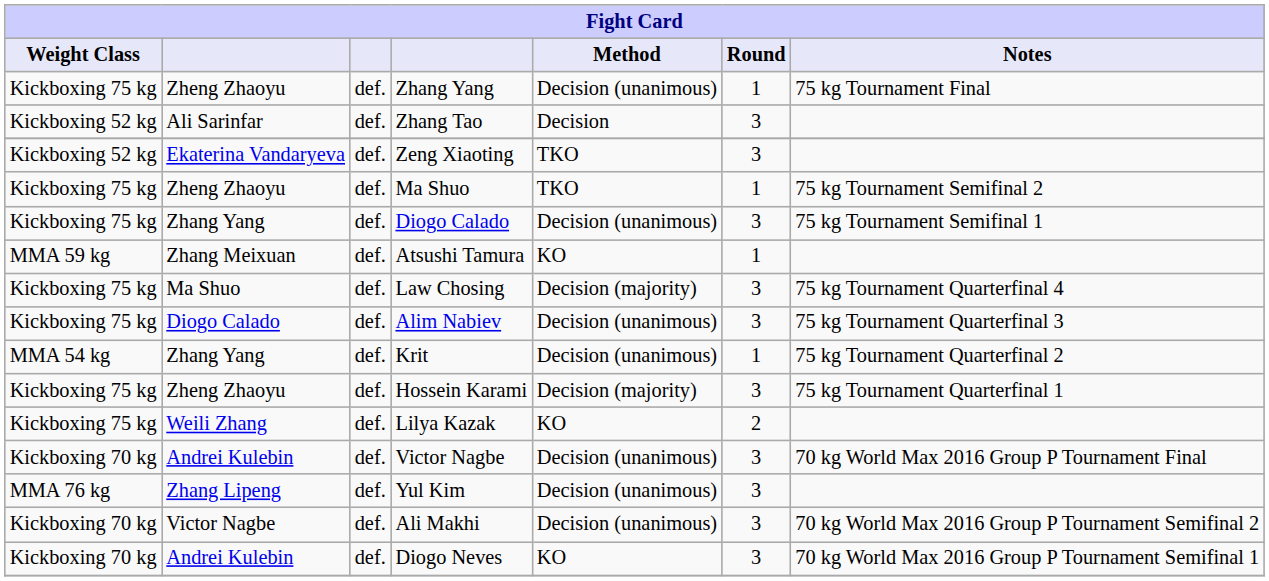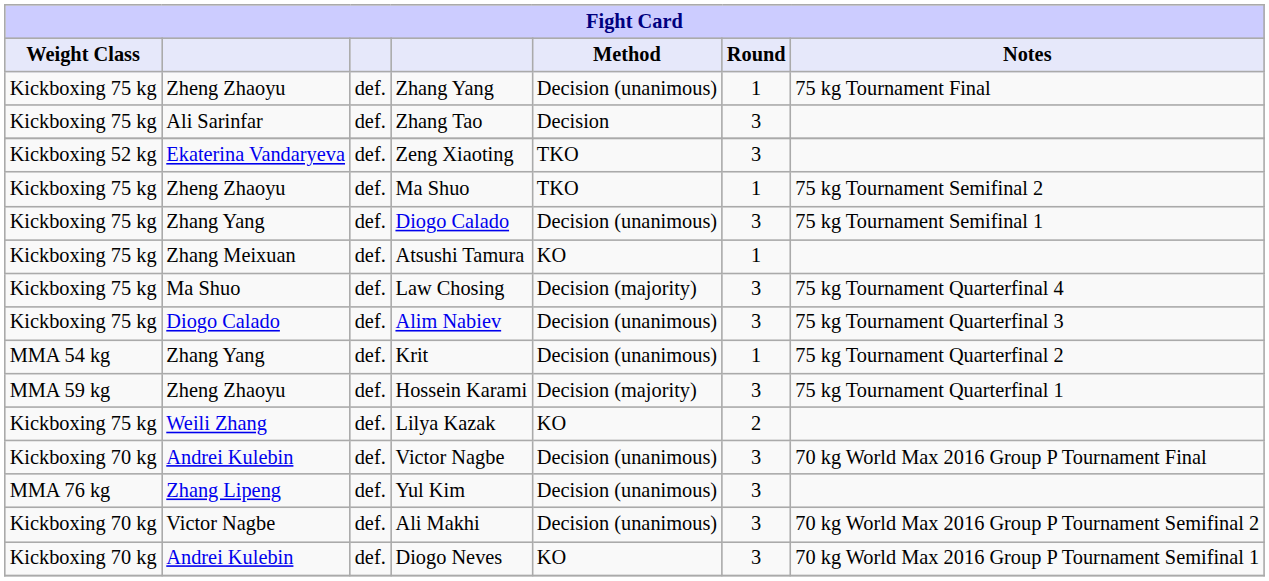(83, 121) Kickboxing 52 kg -> (83, 121) Kickboxing 75 kg
(60, 255) MMA 59 kg -> (83, 255) Kickboxing 75 kg
(83, 389) Kickboxing 75 kg -> (60, 389) MMA 59 kg
